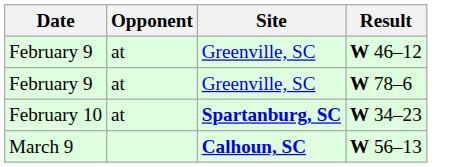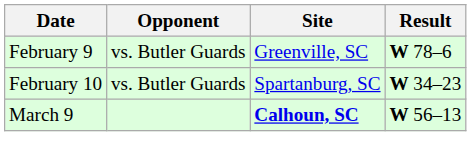- row: (386, 52)
(118, 83) at -> (178, 52) vs. Butler Guards
(118, 115) at -> (178, 83) vs. Butler Guards
(271, 115) bold -> (317, 83) normal
